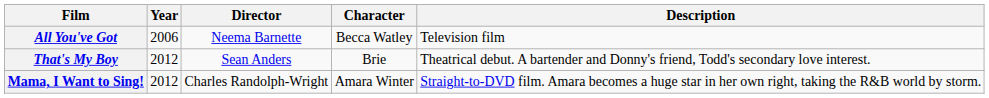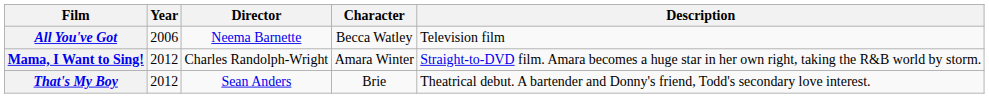rows swapped: (76, 81) <-> (76, 59)
